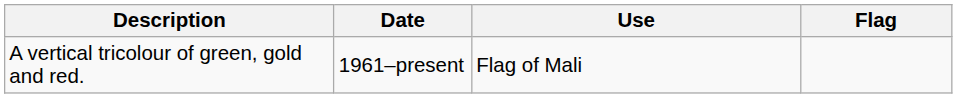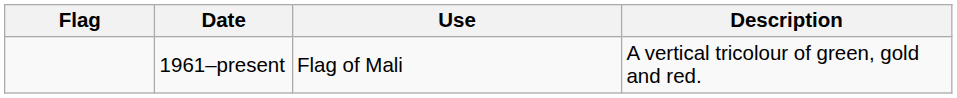columns swapped: (876, 20) <-> (169, 20)
